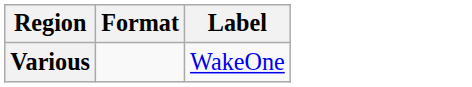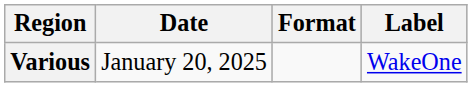+ column: (184, 23)
